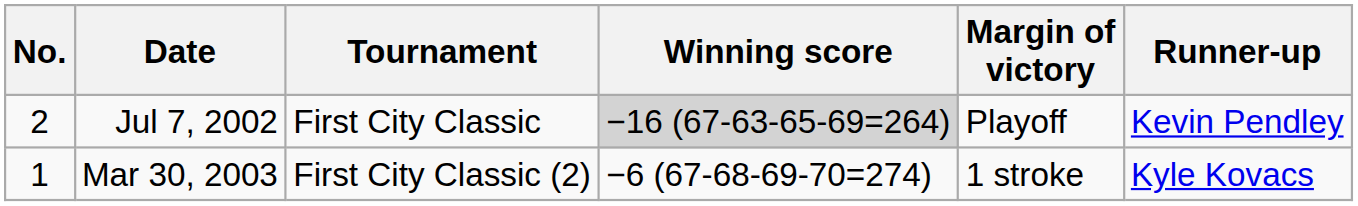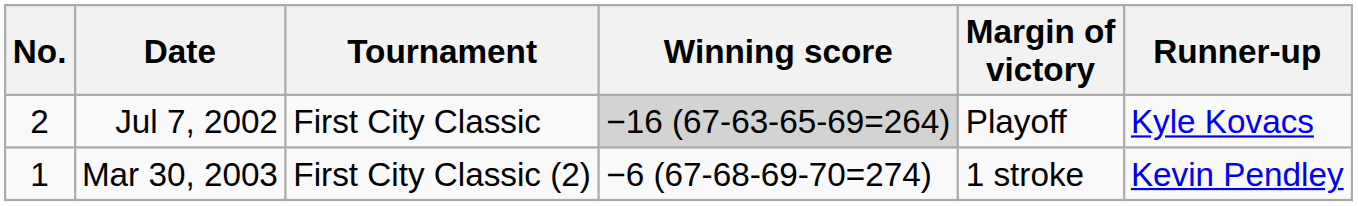(1237, 122) Kevin Pendley -> (1222, 122) Kyle Kovacs
(1222, 174) Kyle Kovacs -> (1237, 174) Kevin Pendley
